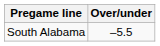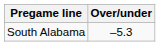(121, 31) –5.5 -> (121, 31) –5.3
